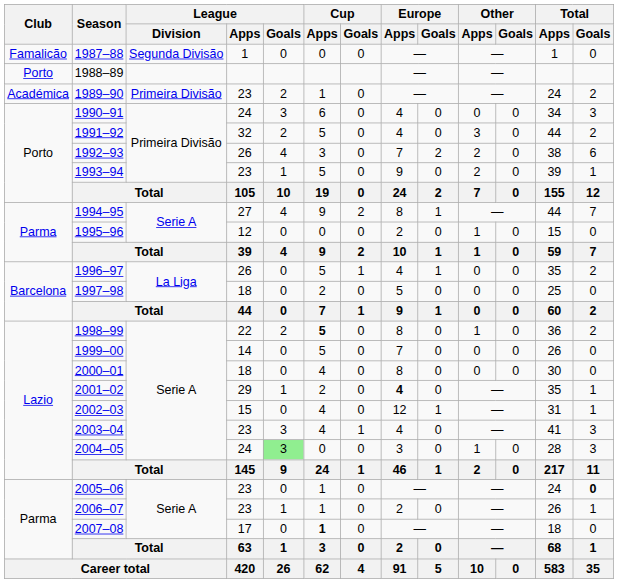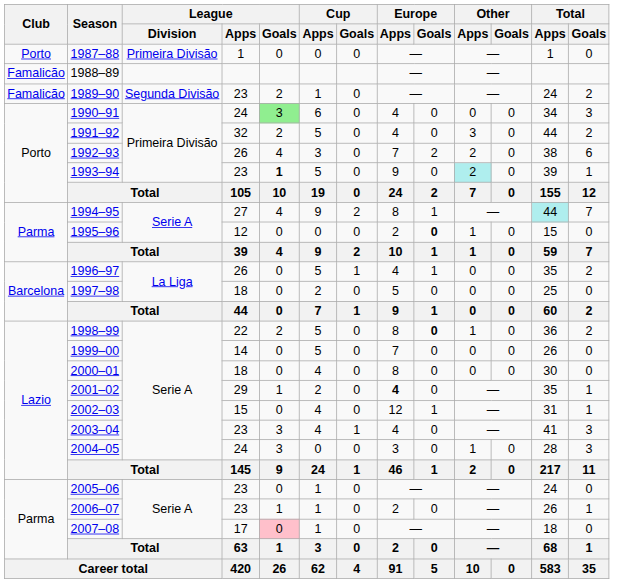(38, 53) Famalicão -> (36, 53) Porto
(176, 53) Segunda Divisão -> (172, 53) Primeira Divisão
(38, 73) Porto -> (36, 73) Famalicão
(38, 93) Académica -> (36, 93) Famalicão
(176, 93) Primeira Divisão -> (172, 93) Segunda Divisão
(284, 113) no background -> (279, 113) lightgreen background
(284, 172) normal -> (279, 172) bold
(477, 172) no background -> (473, 172) paleturquoise background
(554, 212) no background -> (550, 212) paleturquoise background
(438, 232) normal -> (434, 232) bold
(322, 331) bold -> (318, 331) normal
(438, 331) normal -> (434, 331) bold
(284, 449) lightgreen background -> (279, 449) no background
(593, 489) bold -> (589, 489) normal
(284, 529) no background -> (279, 529) pink background
(322, 529) bold -> (318, 529) normal
